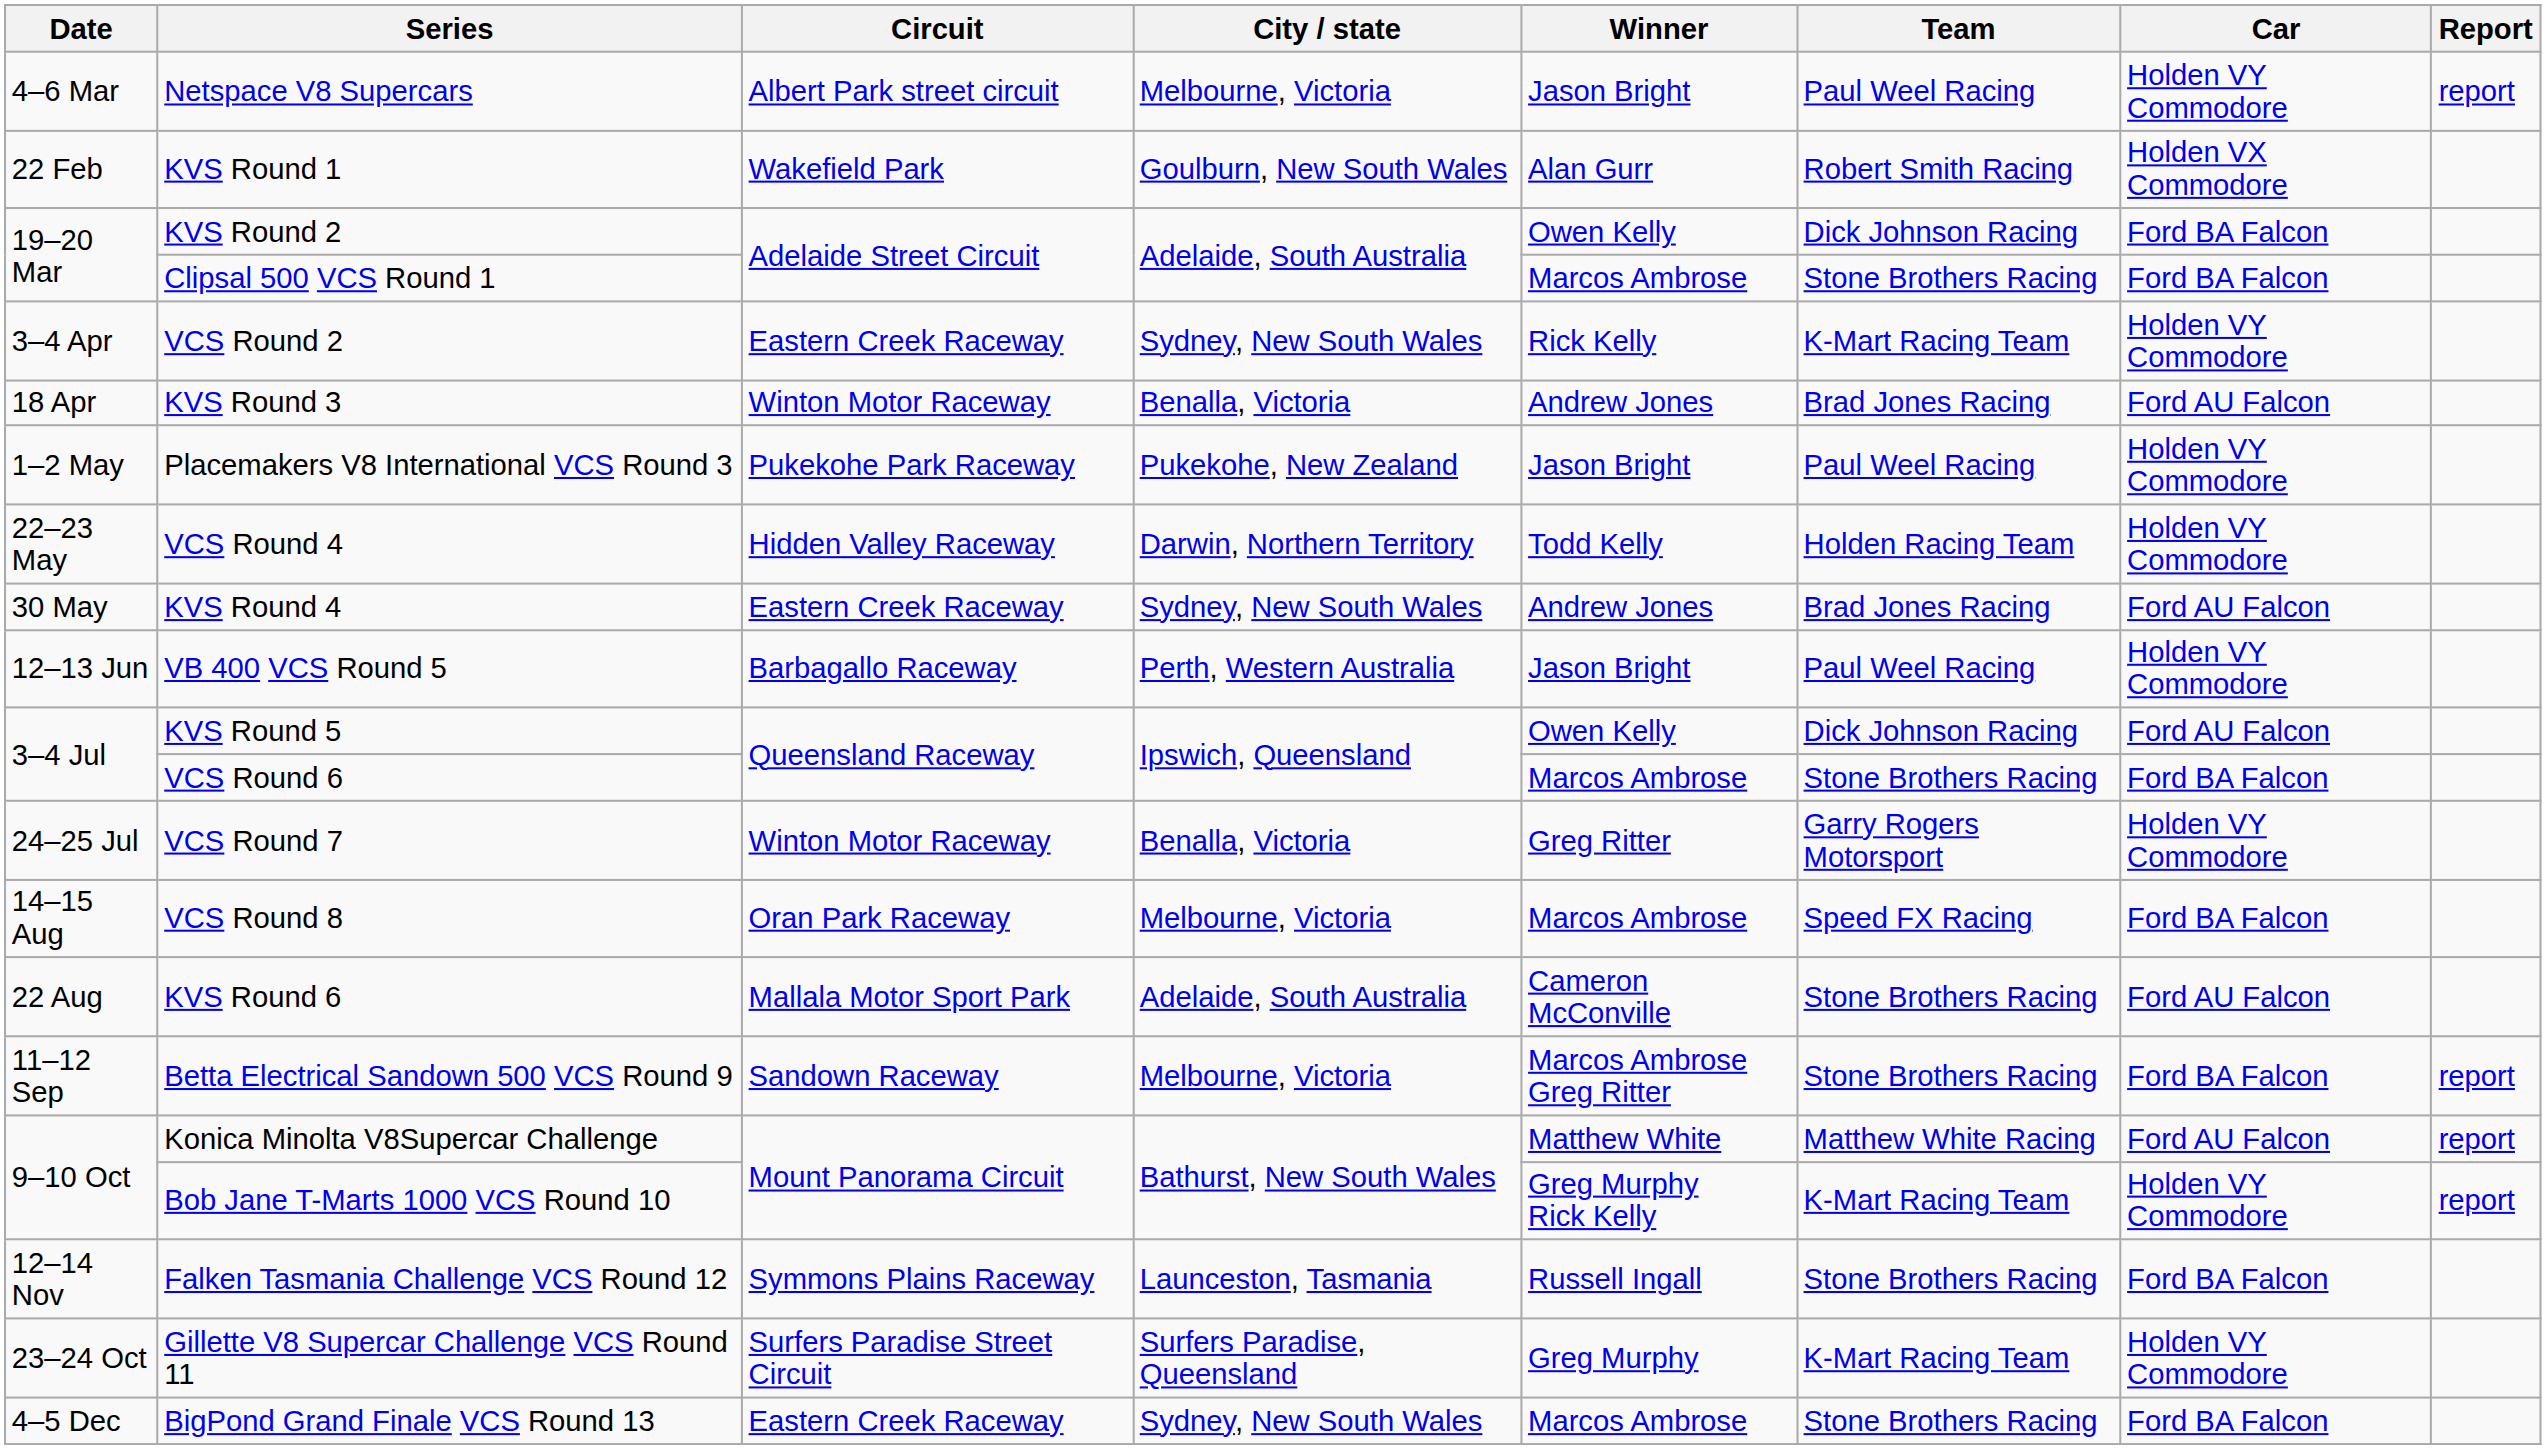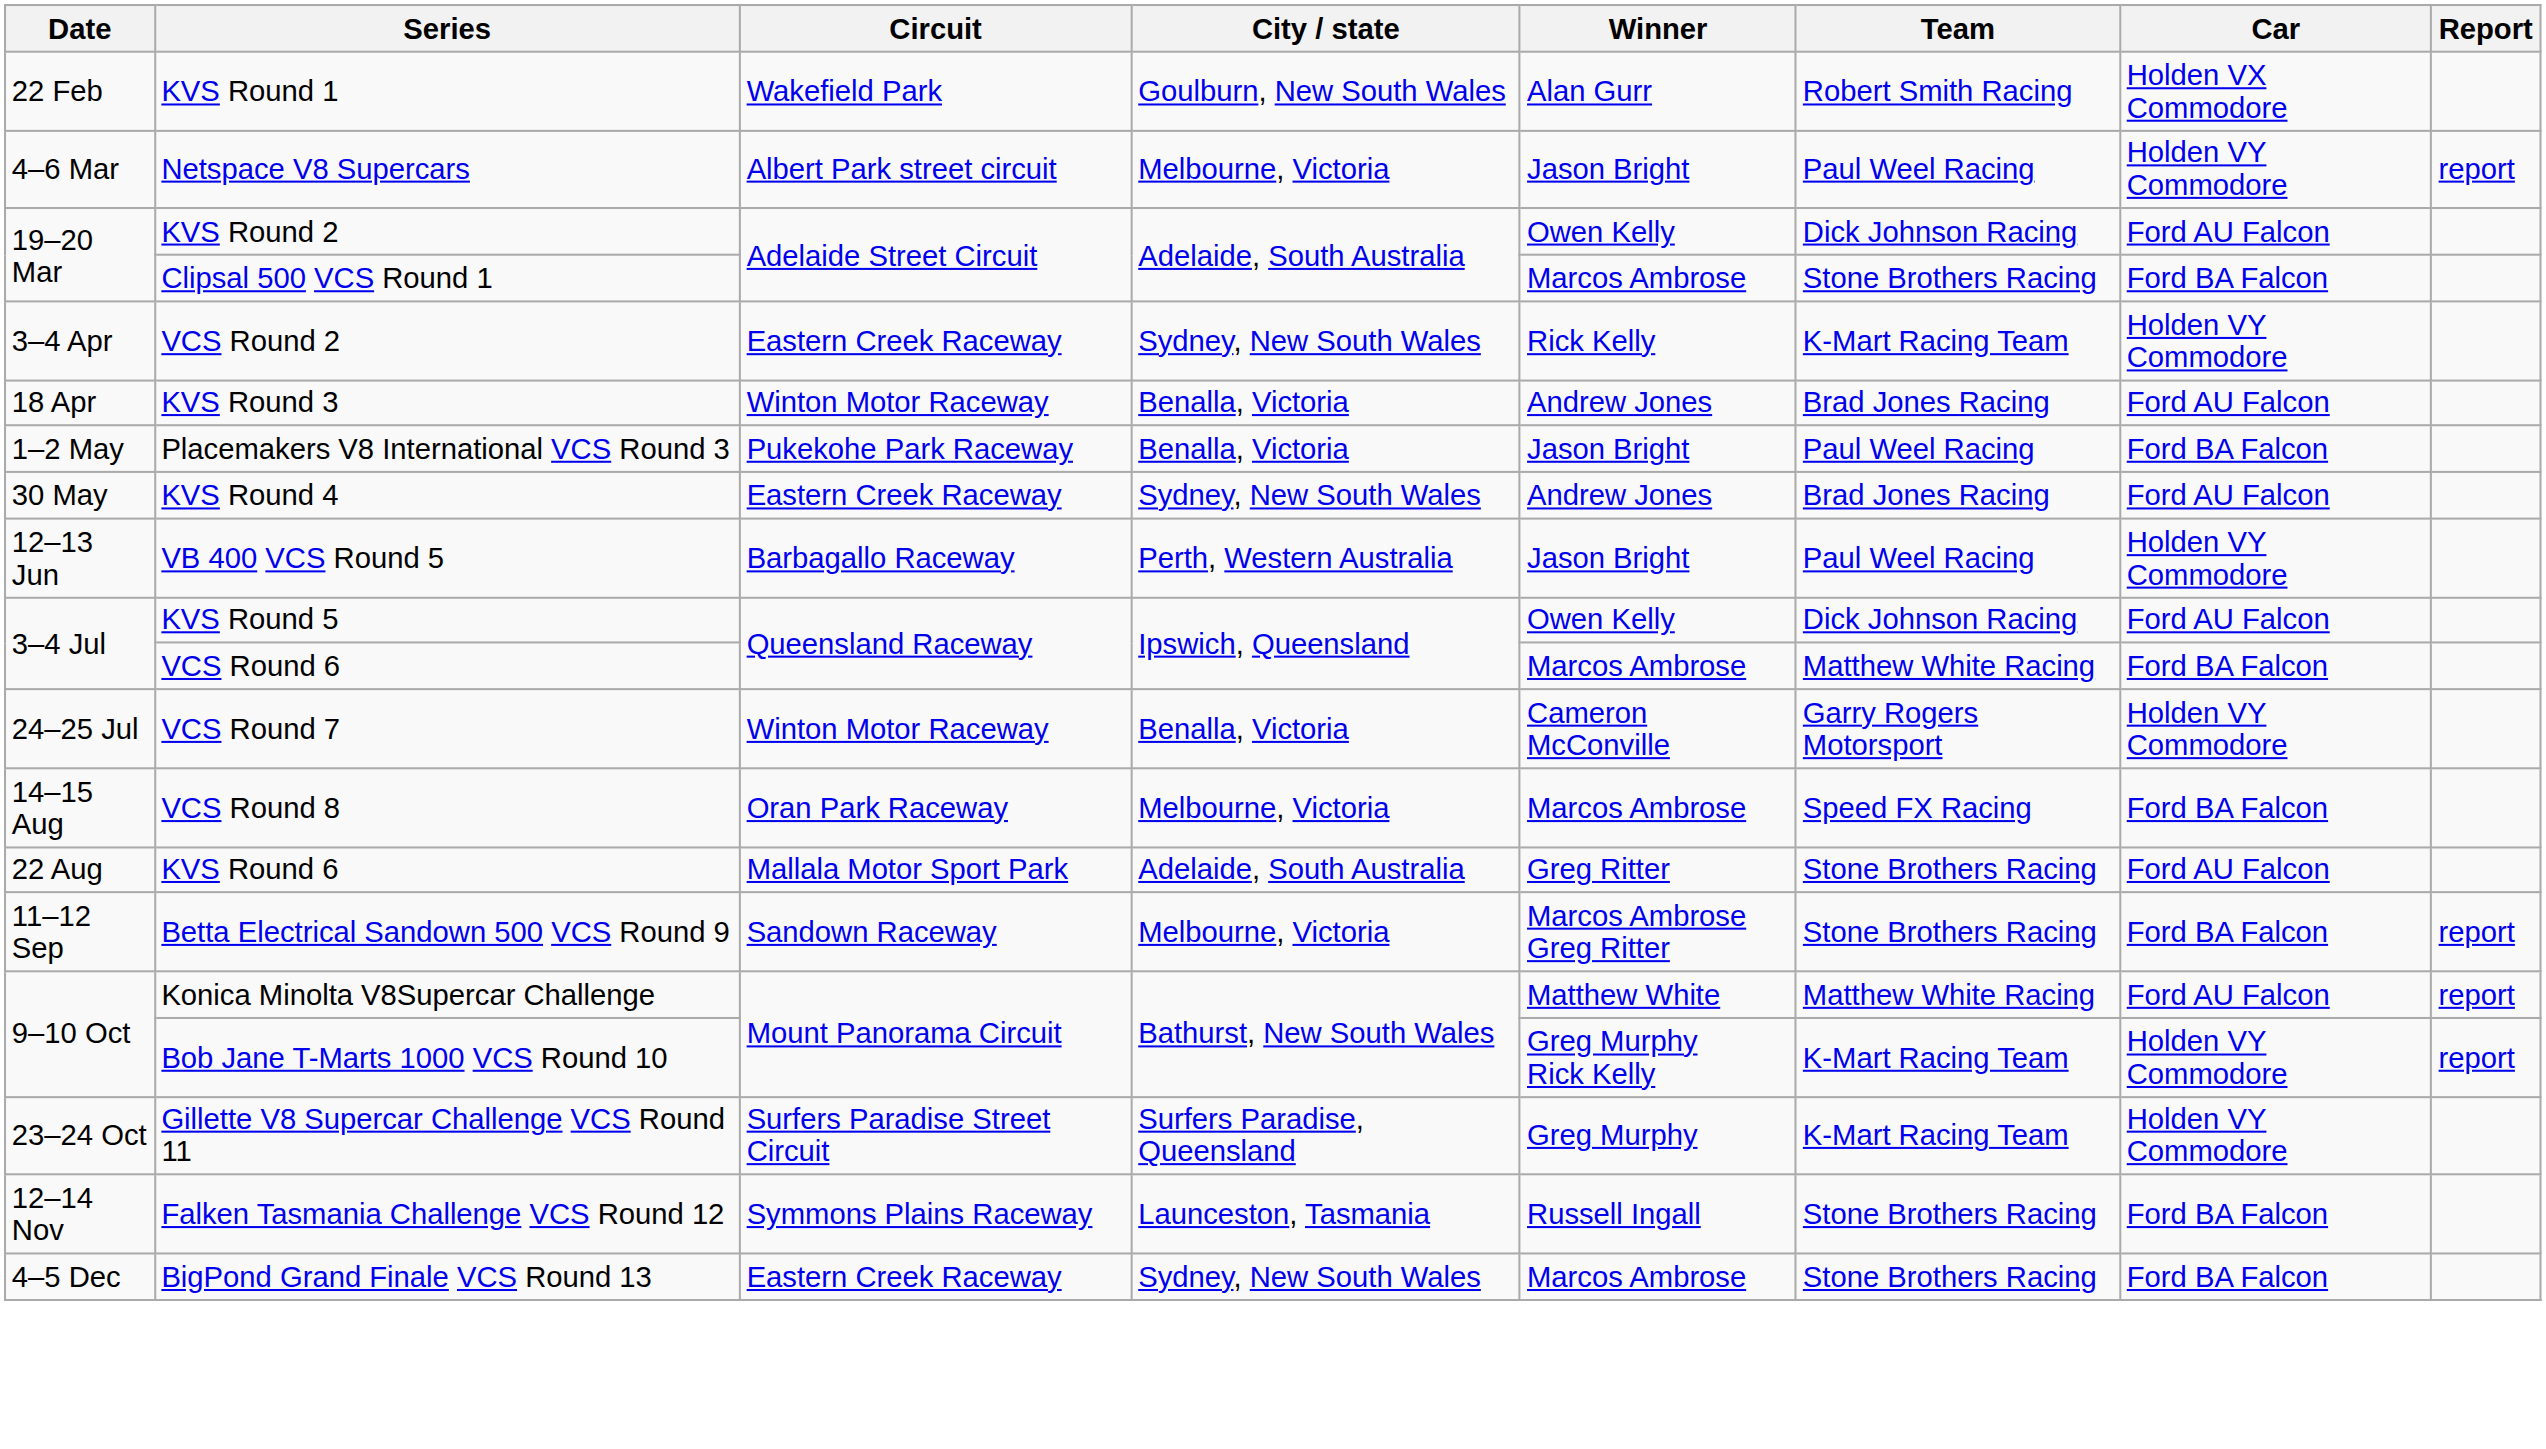rows swapped: (253, 170) <-> (319, 91)
(2228, 232) Ford BA Falcon -> (2228, 232) Ford AU Falcon
(1299, 465) Pukekohe, New Zealand -> (1244, 449) Benalla, Victoria
(2207, 465) Holden VY Commodore -> (2227, 449) Ford BA Falcon
- row: (254, 544)
(1951, 778) Stone Brothers Racing -> (1949, 666) Matthew White Racing
(1599, 840) Greg Ritter -> (1598, 729) Cameron McConville
(1599, 997) Cameron McConville -> (1598, 870) Greg Ritter
rows swapped: (446, 1358) <-> (446, 1279)
